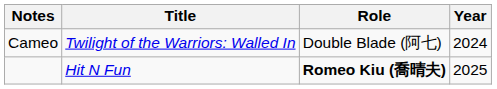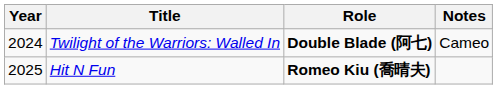columns swapped: (470, 16) <-> (33, 16)
(372, 42) normal -> (360, 42) bold
